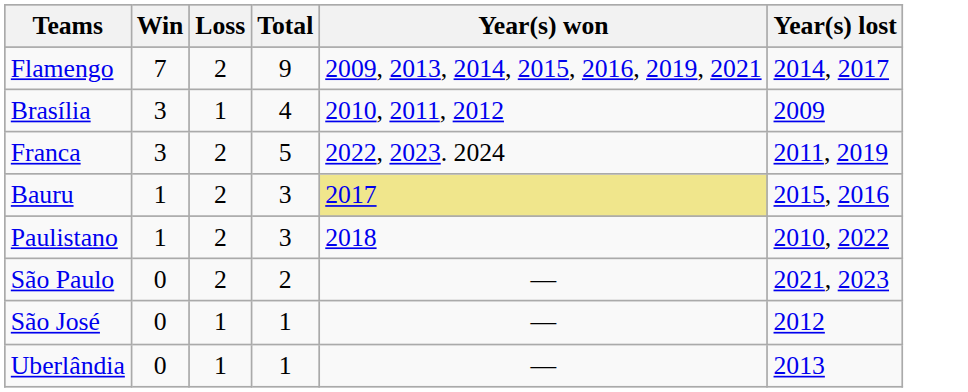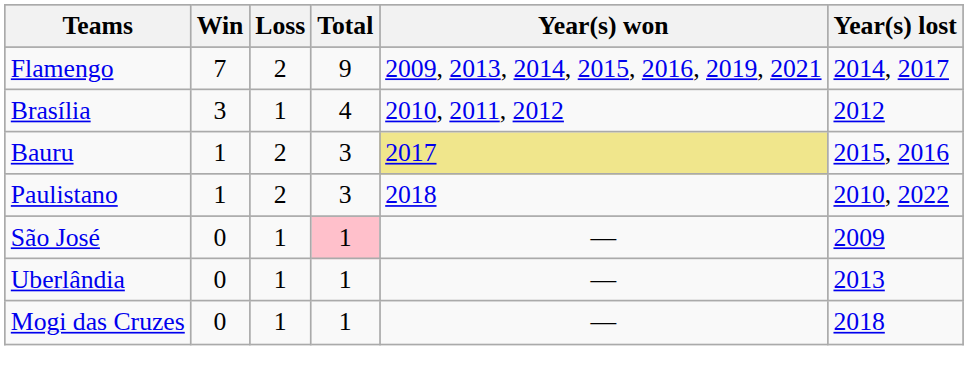(799, 110) 2009 -> (859, 110) 2012
- row: (46, 152)
- row: (63, 279)
(285, 322) no background -> (345, 237) pink background
(799, 322) 2012 -> (859, 237) 2009
+ row: (98, 322)
